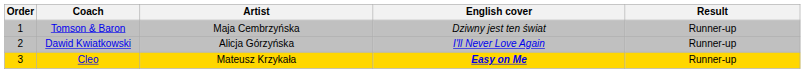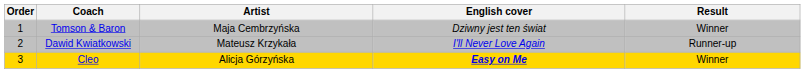(712, 28) Runner-up -> (712, 28) Winner
(256, 44) Alicja Górzyńska -> (256, 44) Mateusz Krzykała
(256, 60) Mateusz Krzykała -> (256, 60) Alicja Górzyńska
(712, 60) Runner-up -> (712, 60) Winner
